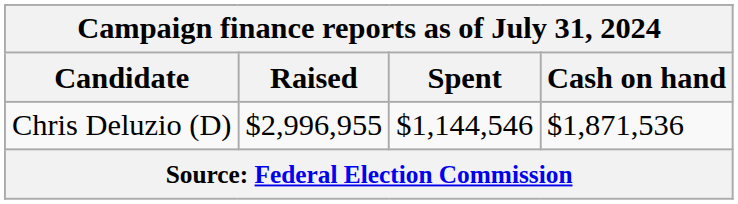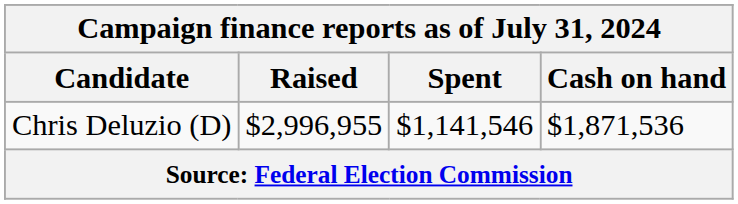(465, 125) $1,144,546 -> (465, 125) $1,141,546
